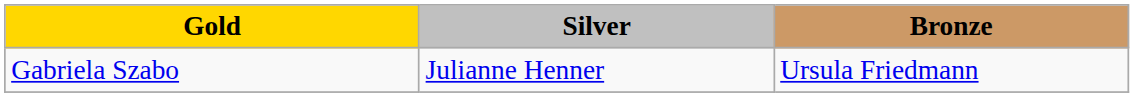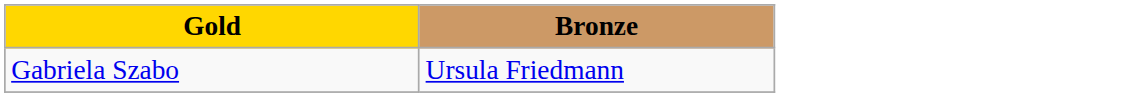- column: (597, 26)
